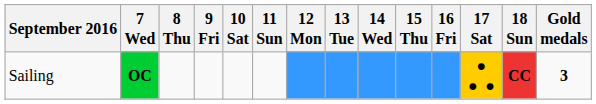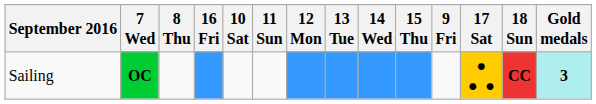columns swapped: (209, 28) <-> (446, 28)
(564, 75) no background -> (564, 75) paleturquoise background
